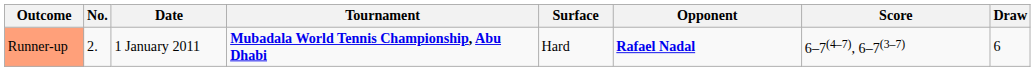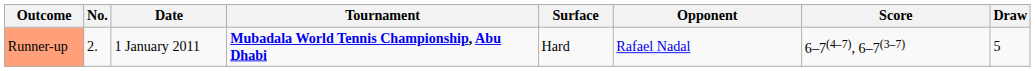(656, 46) bold -> (653, 46) normal
(997, 46) 6 -> (997, 46) 5
